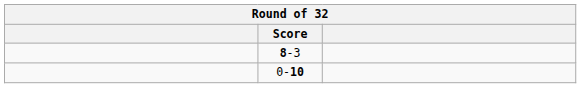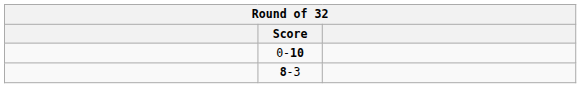rows swapped: (290, 72) <-> (290, 53)
